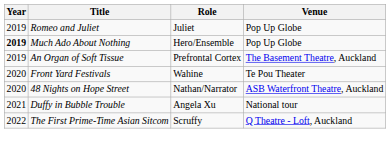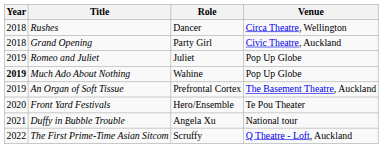+ row: (44, 27)
+ row: (61, 43)
(204, 43) Hero/Ensemble -> (188, 74) Wahine
(188, 74) Wahine -> (204, 105) Hero/Ensemble
- row: (80, 89)
